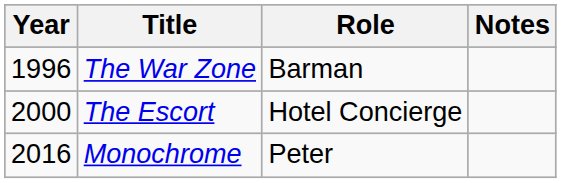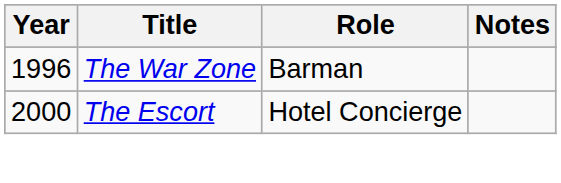- row: (163, 154)
